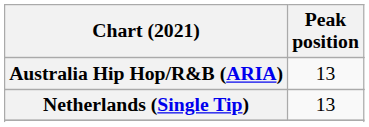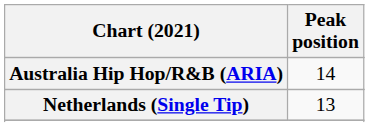(325, 73) 13 -> (325, 73) 14
